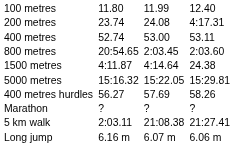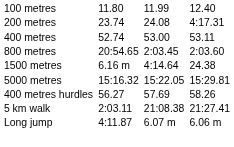(115, 66) 4:11.87 -> (114, 66) 6.16 m
- row: (26, 109)
(114, 137) 6.16 m -> (115, 123) 4:11.87
